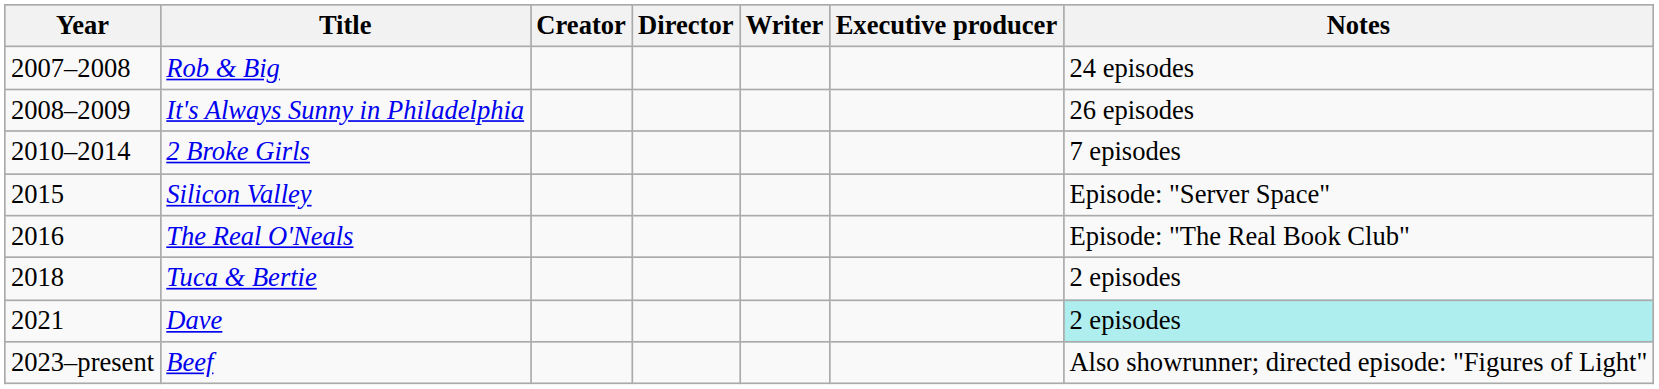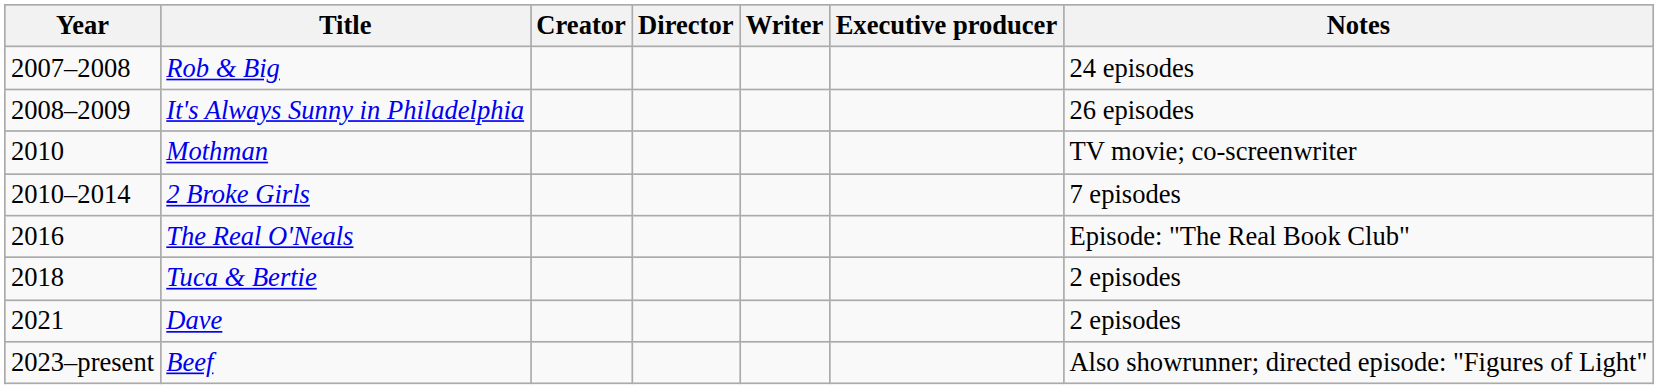+ row: (217, 151)
- row: (239, 194)
(1125, 320) paleturquoise background -> (1125, 320) no background
